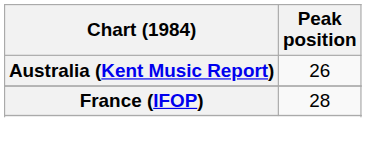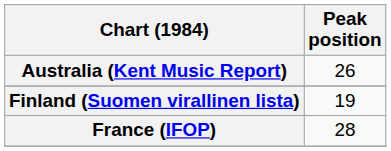+ row: (154, 100)
